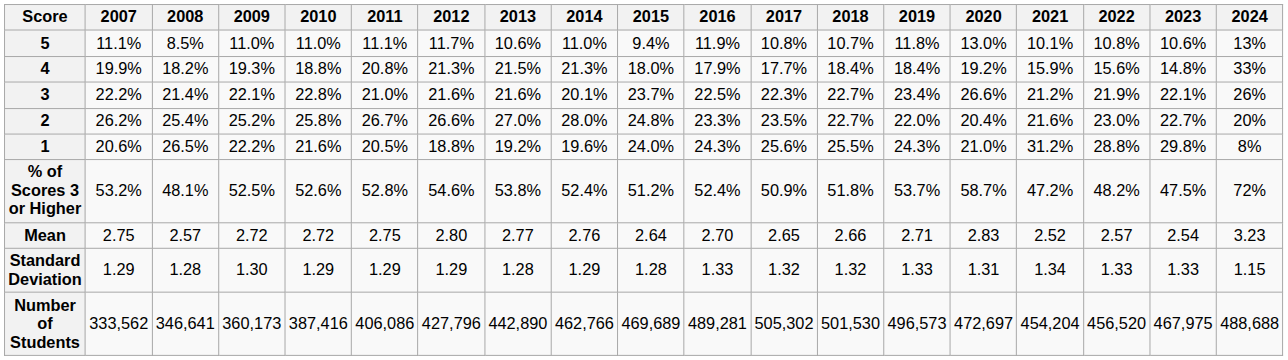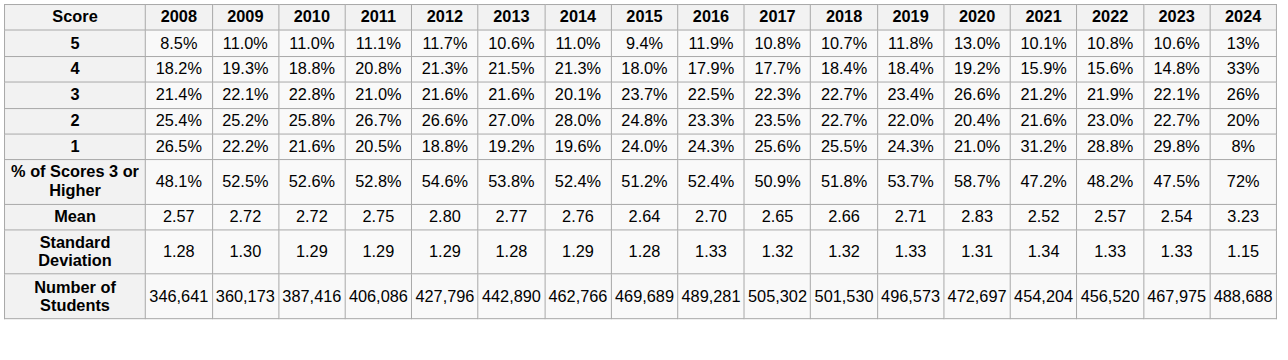- column: (119, 17)
